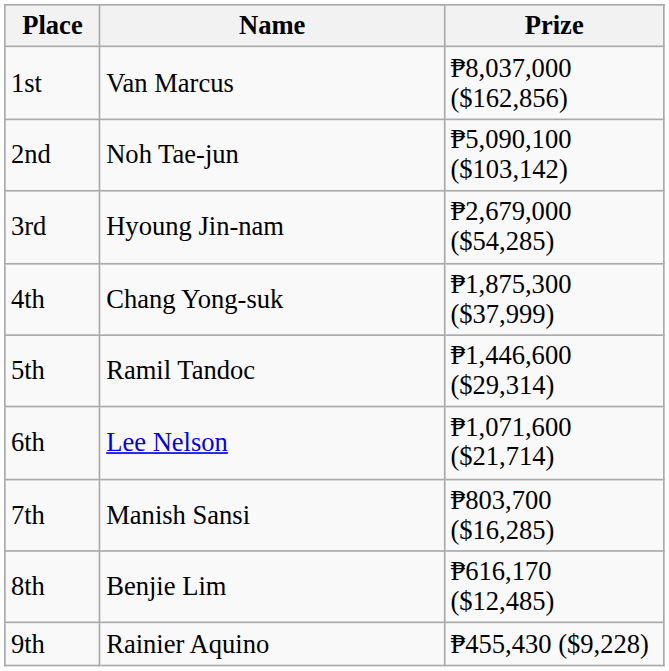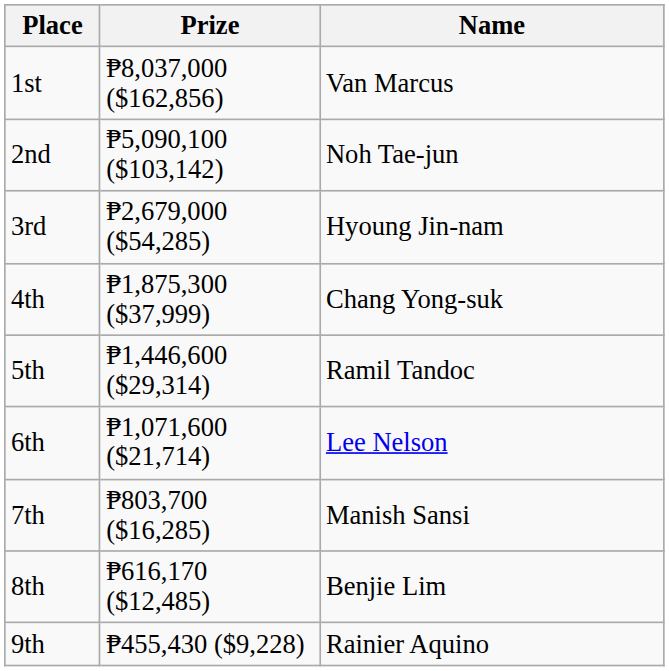columns swapped: (272, 25) <-> (554, 25)
